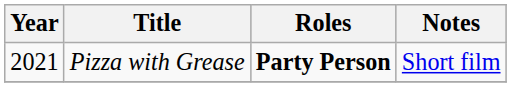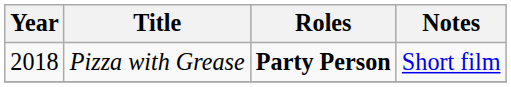(34, 61) 2021 -> (34, 61) 2018
